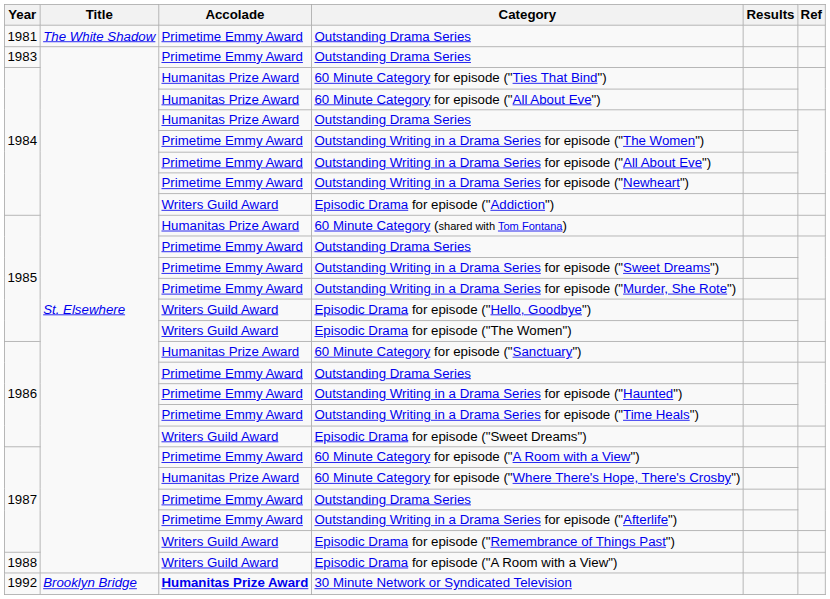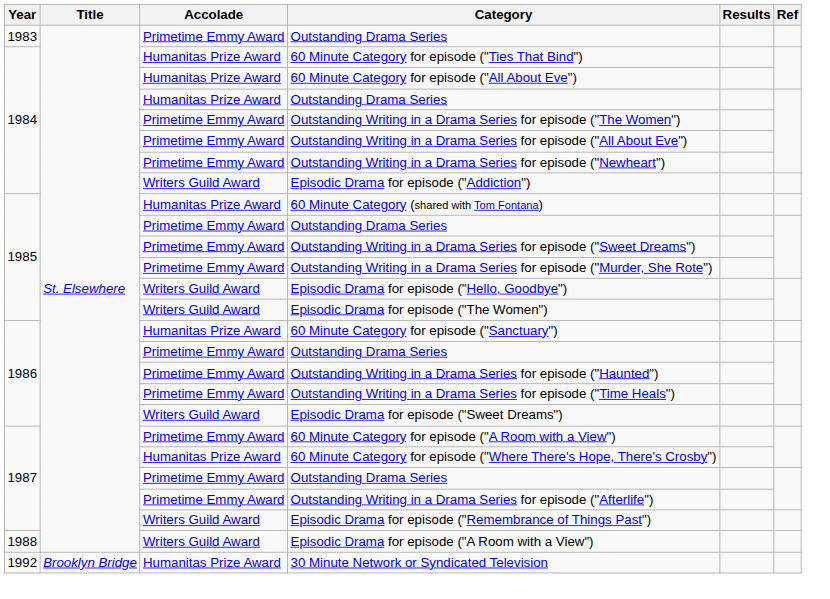- row: (22, 36)
(235, 583) bold -> (212, 562) normal
